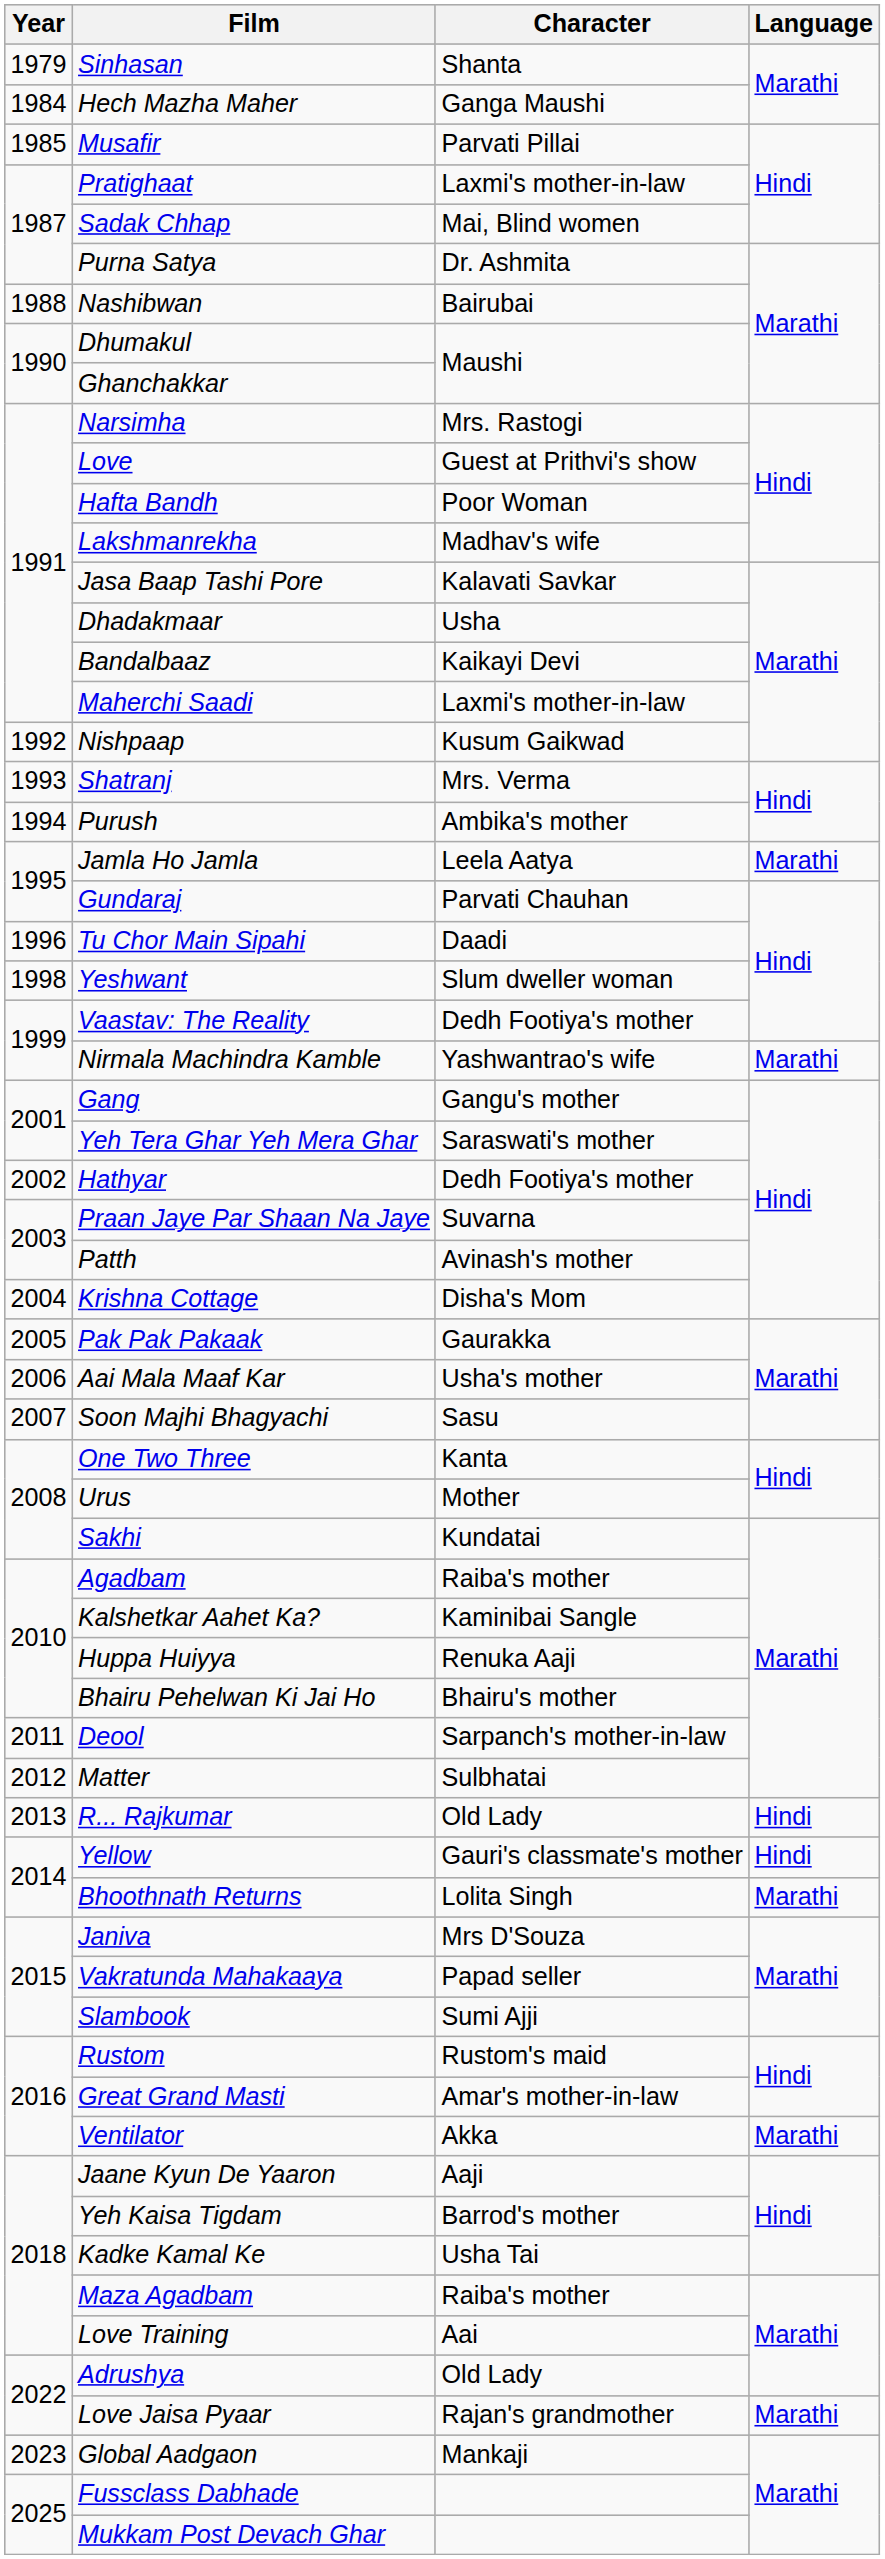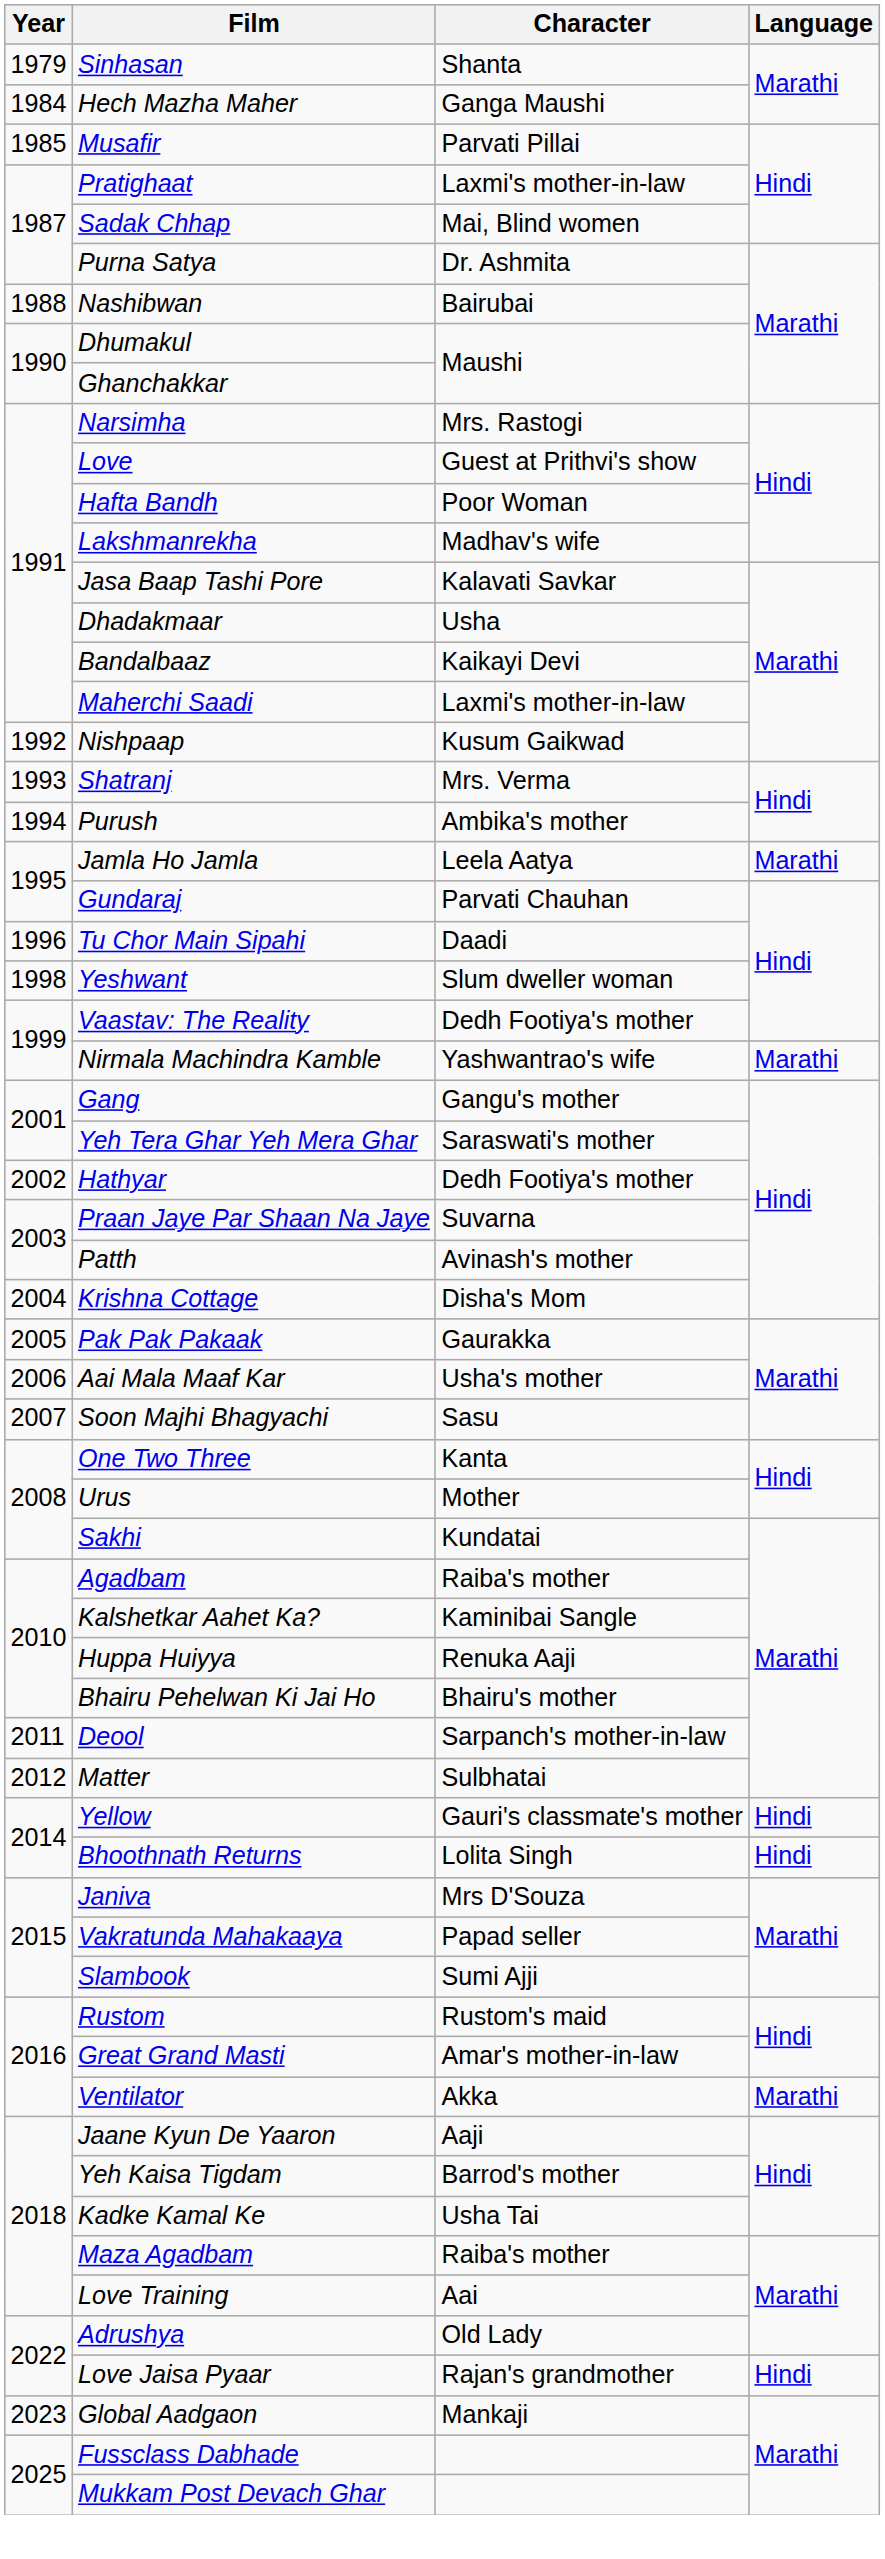- row: (155, 1817)
(796, 1896) Marathi -> (783, 1857) Hindi
(796, 2414) Marathi -> (783, 2374) Hindi
